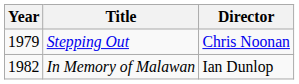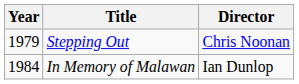(24, 66) 1982 -> (24, 66) 1984
